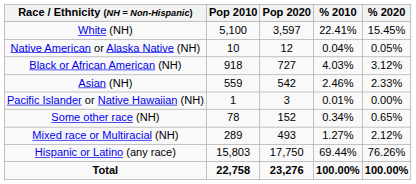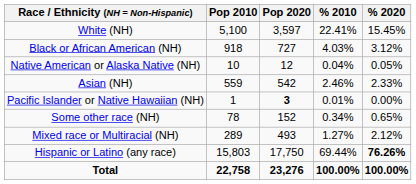rows swapped: (105, 65) <-> (105, 48)
(287, 100) normal -> (287, 100) bold
(387, 153) normal -> (387, 153) bold
